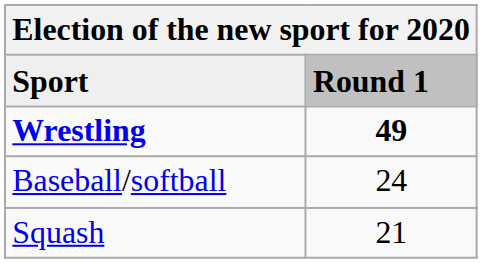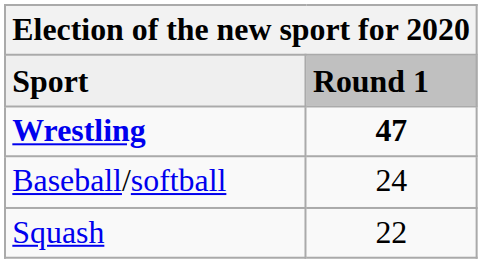(391, 130) 49 -> (391, 130) 47
(391, 231) 21 -> (391, 231) 22
